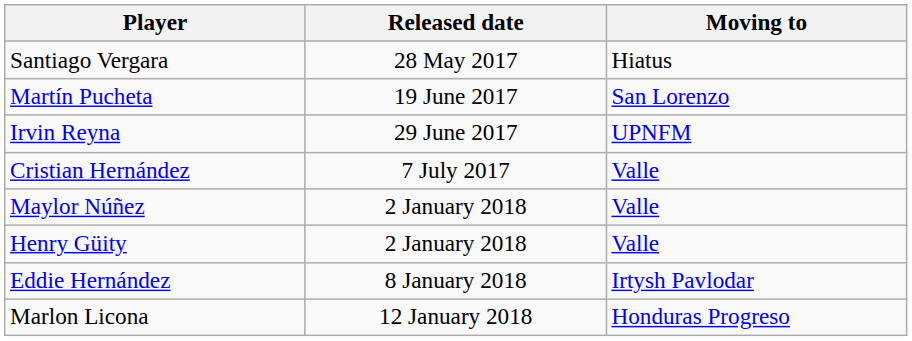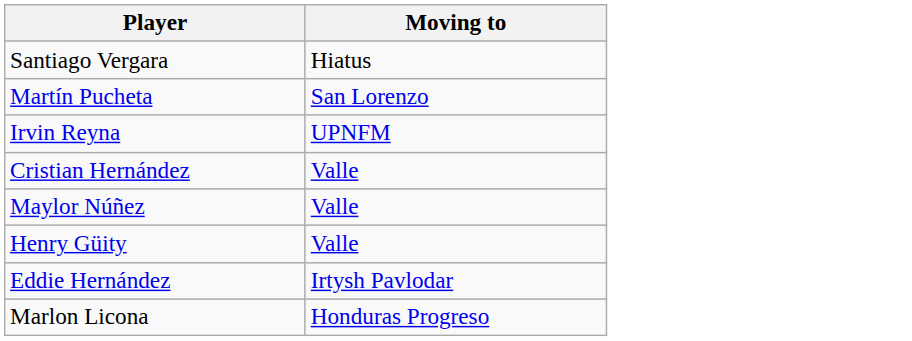- column: (456, 22)
